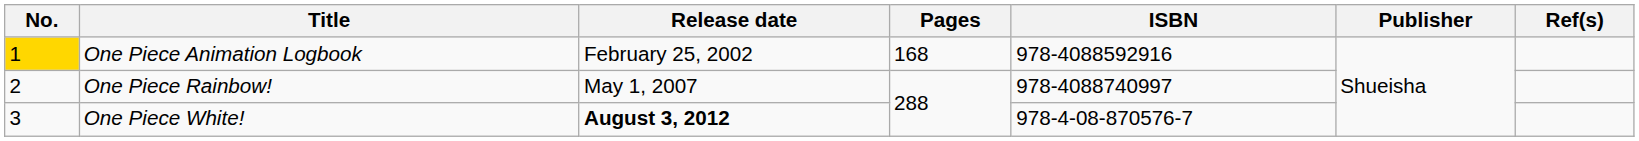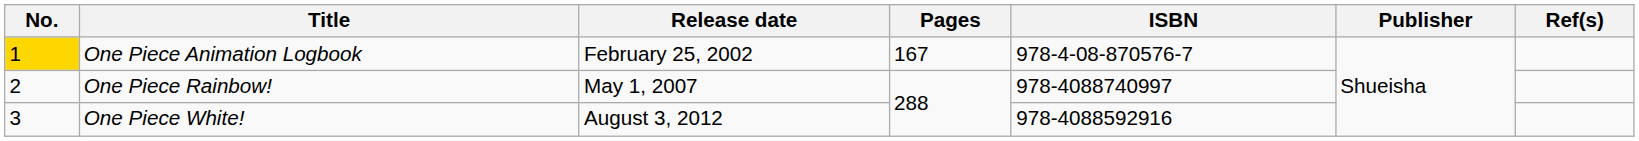(911, 53) 168 -> (911, 53) 167
(1094, 53) 978-4088592916 -> (1105, 53) 978-4-08-870576-7
(657, 119) bold -> (653, 119) normal
(1105, 119) 978-4-08-870576-7 -> (1094, 119) 978-4088592916
